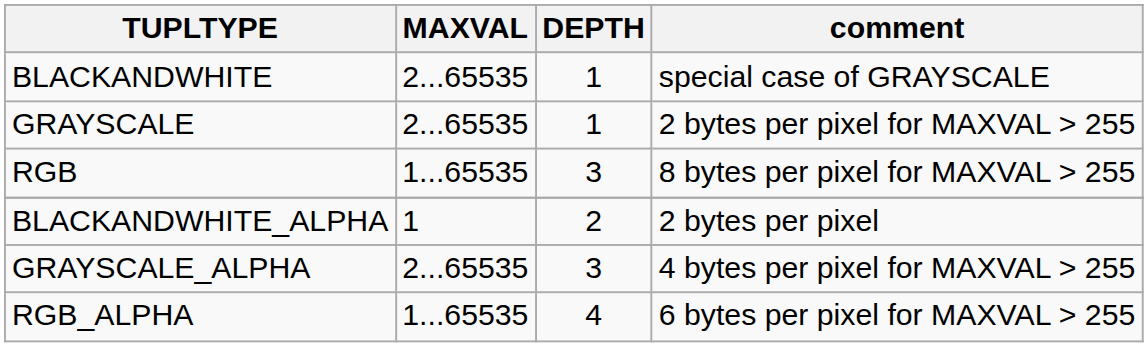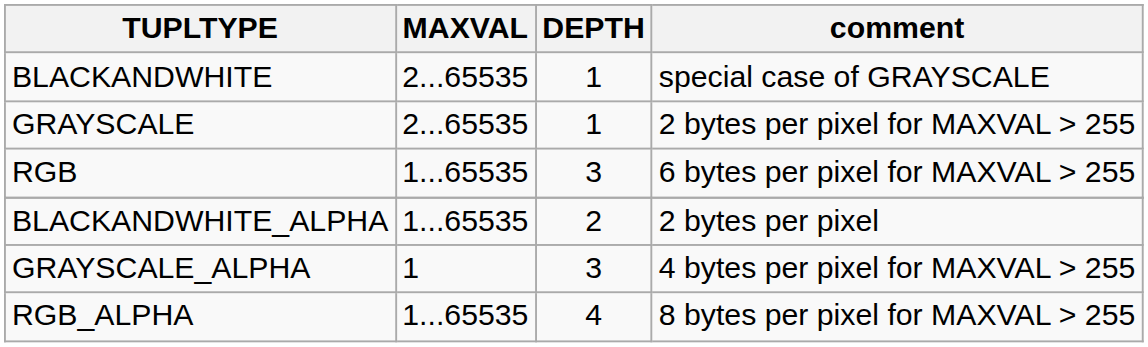(897, 172) 8 bytes per pixel for MAXVAL > 255 -> (897, 172) 6 bytes per pixel for MAXVAL > 255
(411, 220) 1 -> (465, 220) 1...65535
(465, 268) 2...65535 -> (411, 268) 1
(897, 316) 6 bytes per pixel for MAXVAL > 255 -> (897, 316) 8 bytes per pixel for MAXVAL > 255
